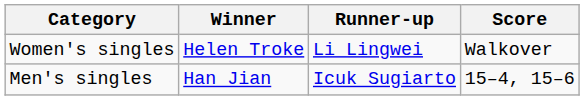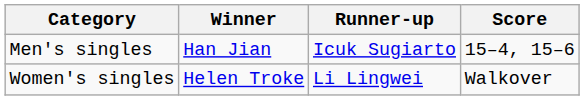rows swapped: (81, 79) <-> (92, 50)
